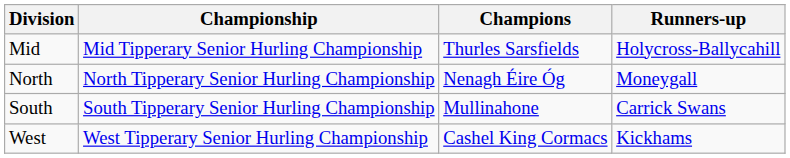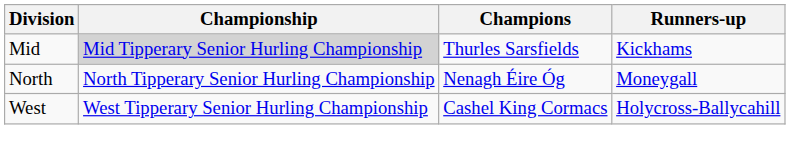(253, 49) no background -> (253, 49) lightgrey background
(698, 49) Holycross-Ballycahill -> (654, 49) Kickhams
- row: (31, 108)
(654, 138) Kickhams -> (698, 108) Holycross-Ballycahill
